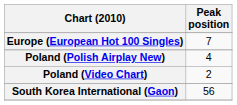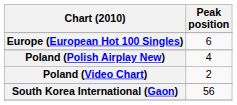(209, 41) 7 -> (209, 41) 6
